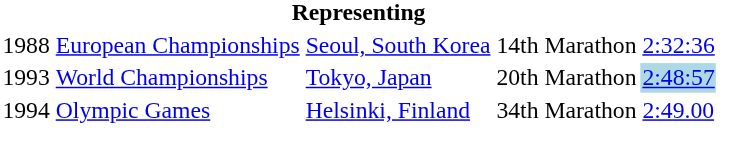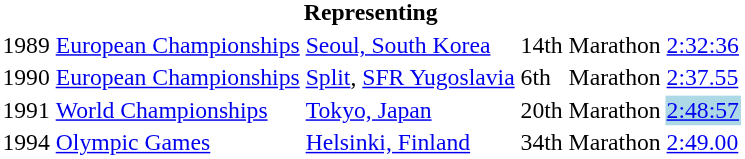(26, 45) 1988 -> (26, 45) 1989
+ row: (410, 77)
(26, 77) 1993 -> (26, 110) 1991
